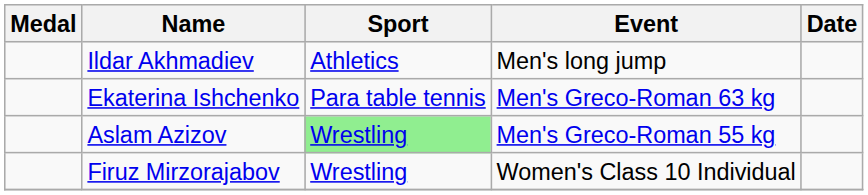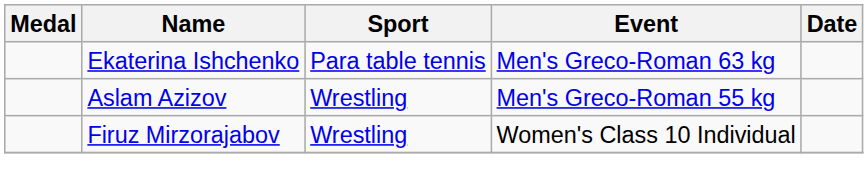- row: (171, 61)
(359, 135) lightgreen background -> (359, 98) no background
